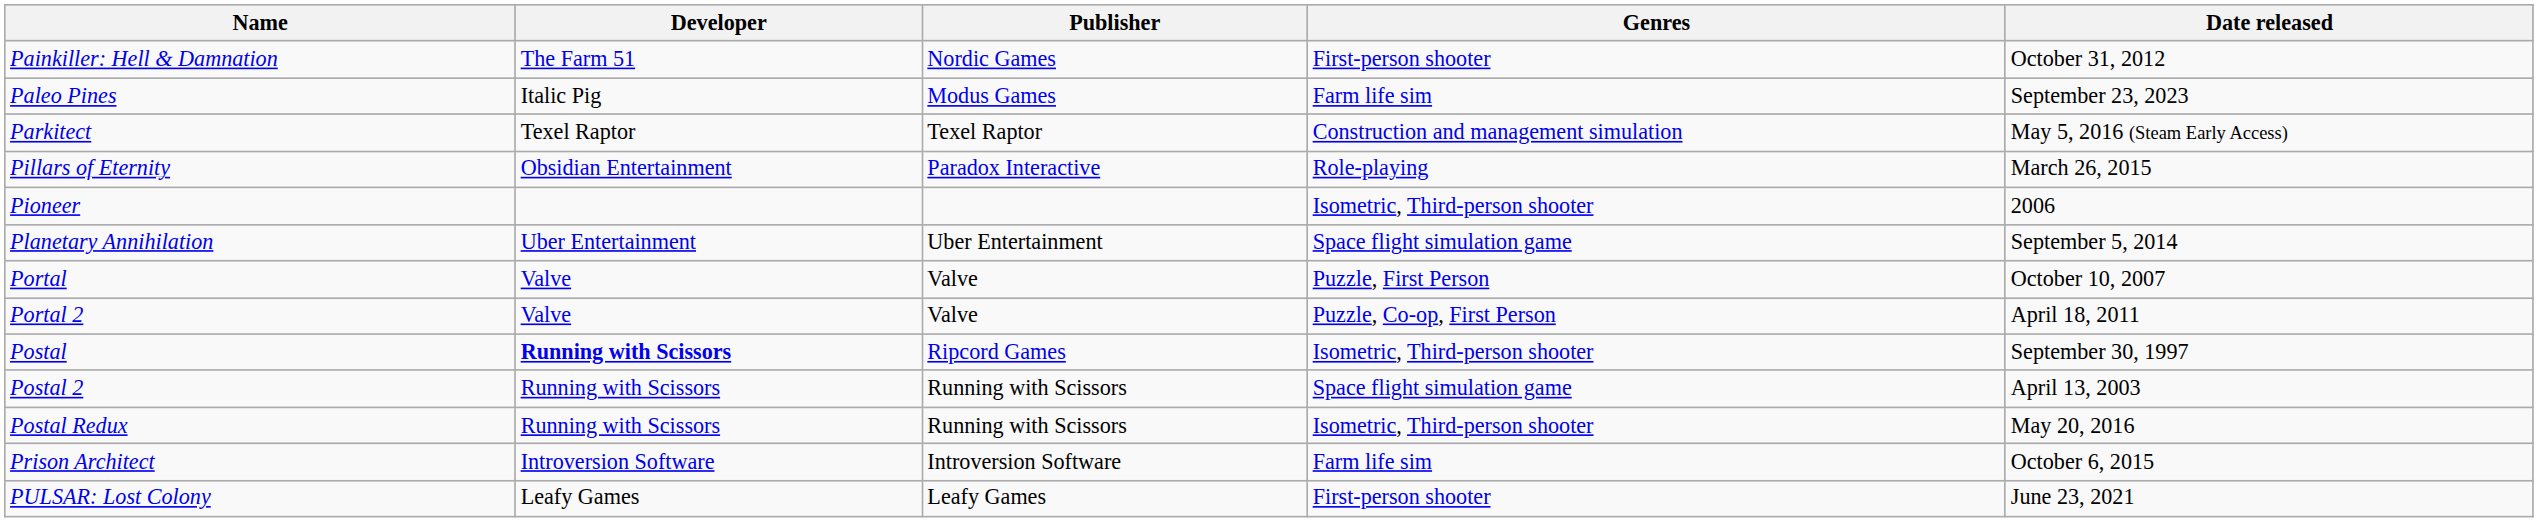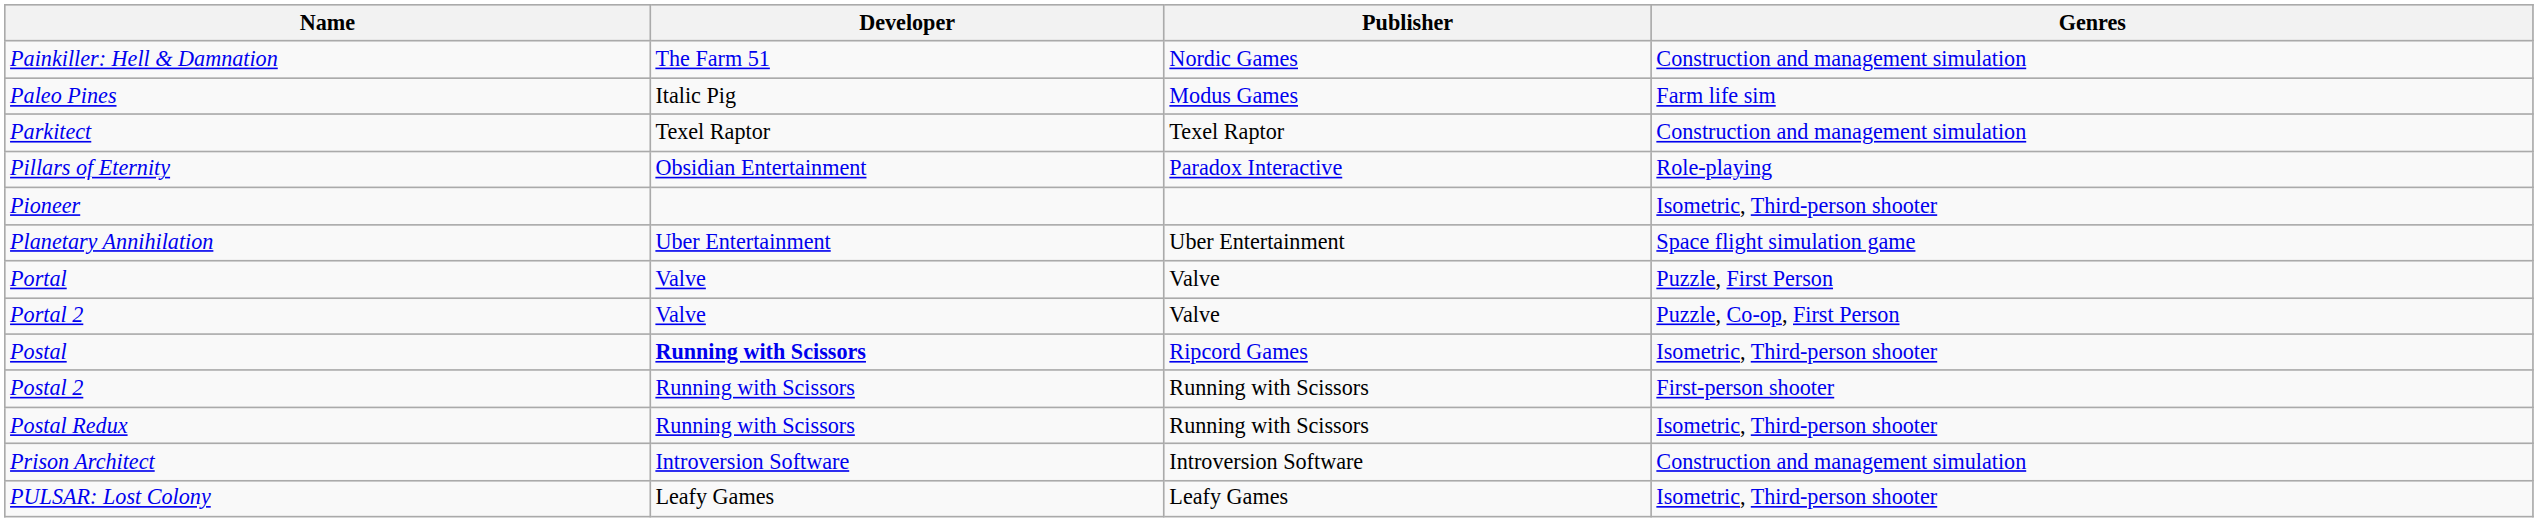- column: (2269, 22)
(1402, 58) First-person shooter -> (1841, 58) Construction and management simulation
(1442, 388) Space flight simulation game -> (1745, 388) First-person shooter
(1372, 461) Farm life sim -> (1841, 461) Construction and management simulation
(1402, 497) First-person shooter -> (1797, 497) Isometric, Third-person shooter
